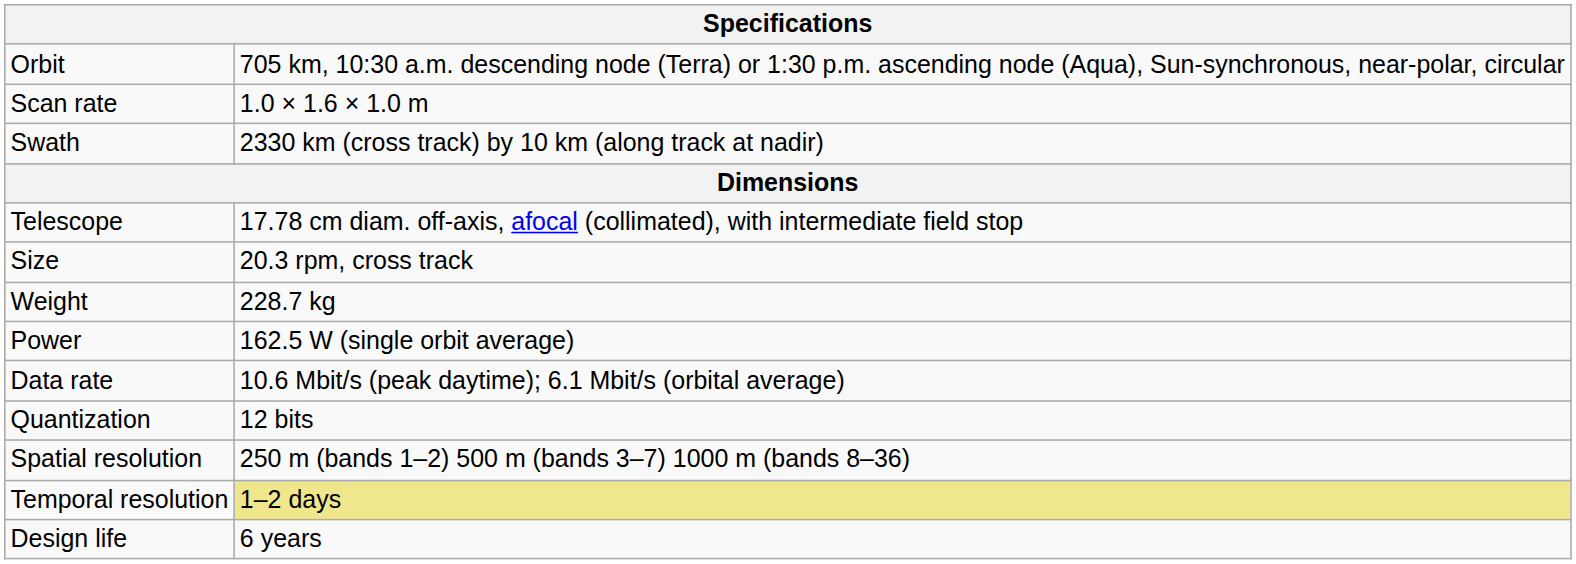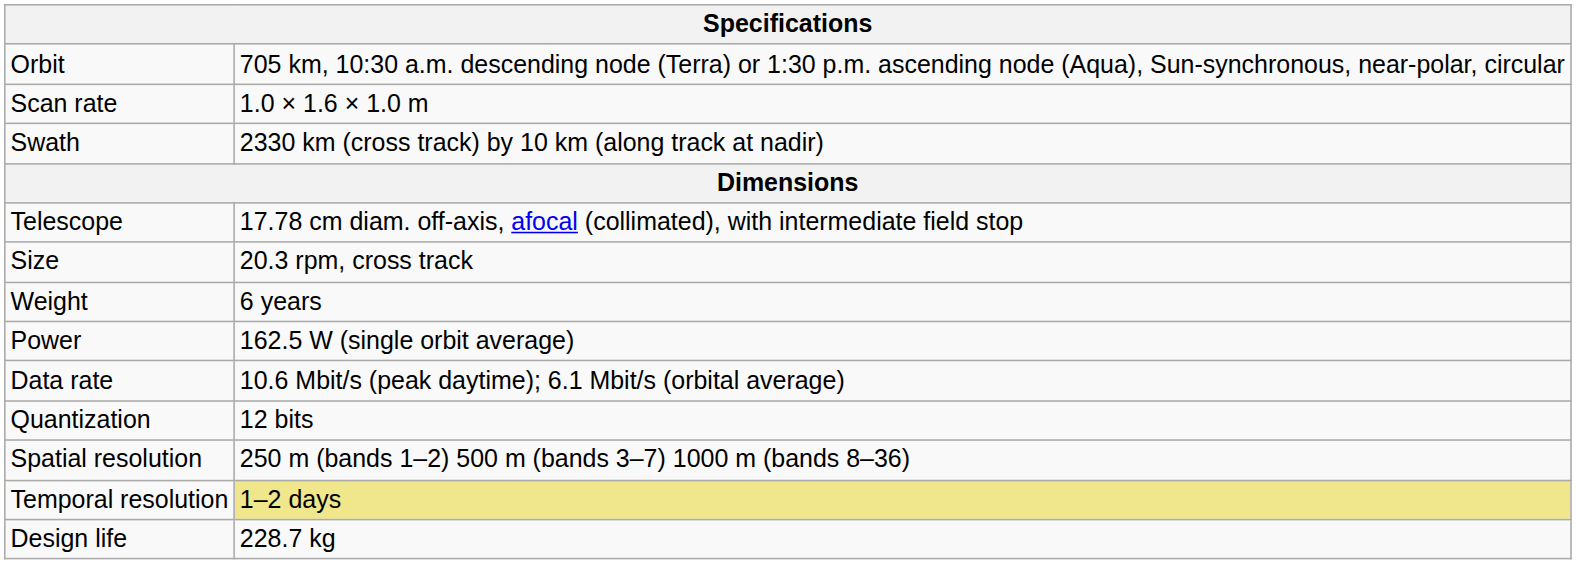(288, 301) 228.7 kg -> (281, 301) 6 years
(281, 538) 6 years -> (288, 538) 228.7 kg
